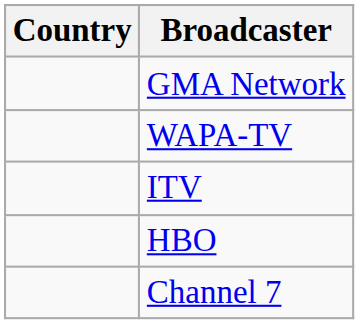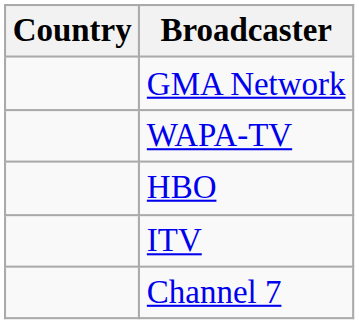rows swapped: (174, 187) <-> (182, 239)
